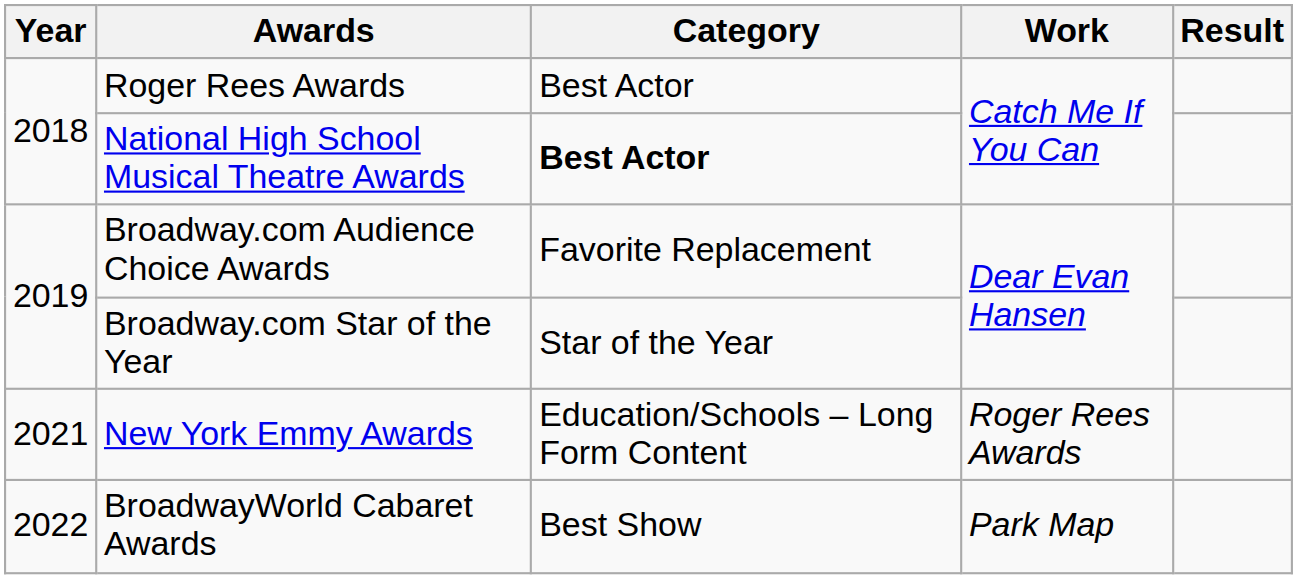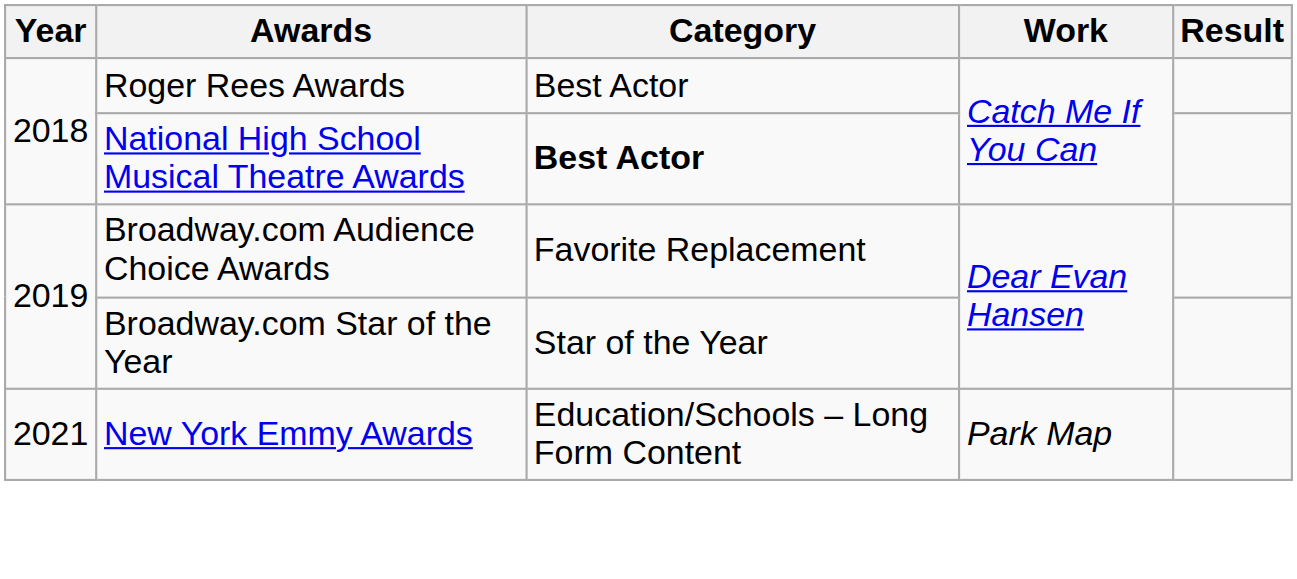(1059, 433) Roger Rees Awards -> (1040, 433) Park Map
- row: (288, 525)
